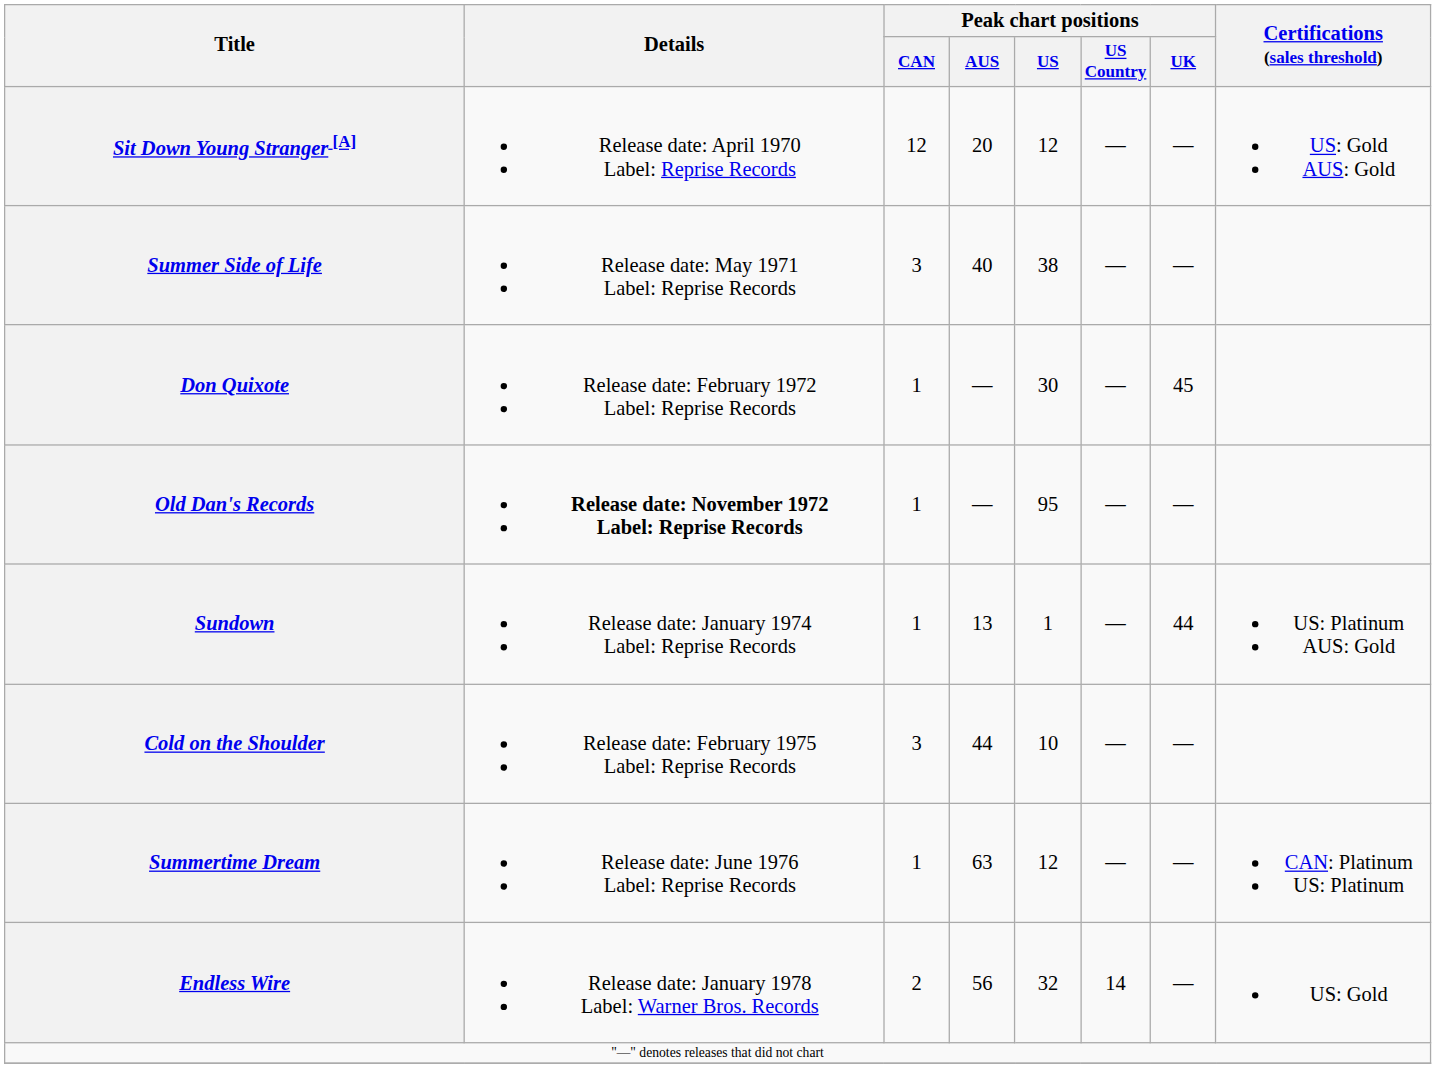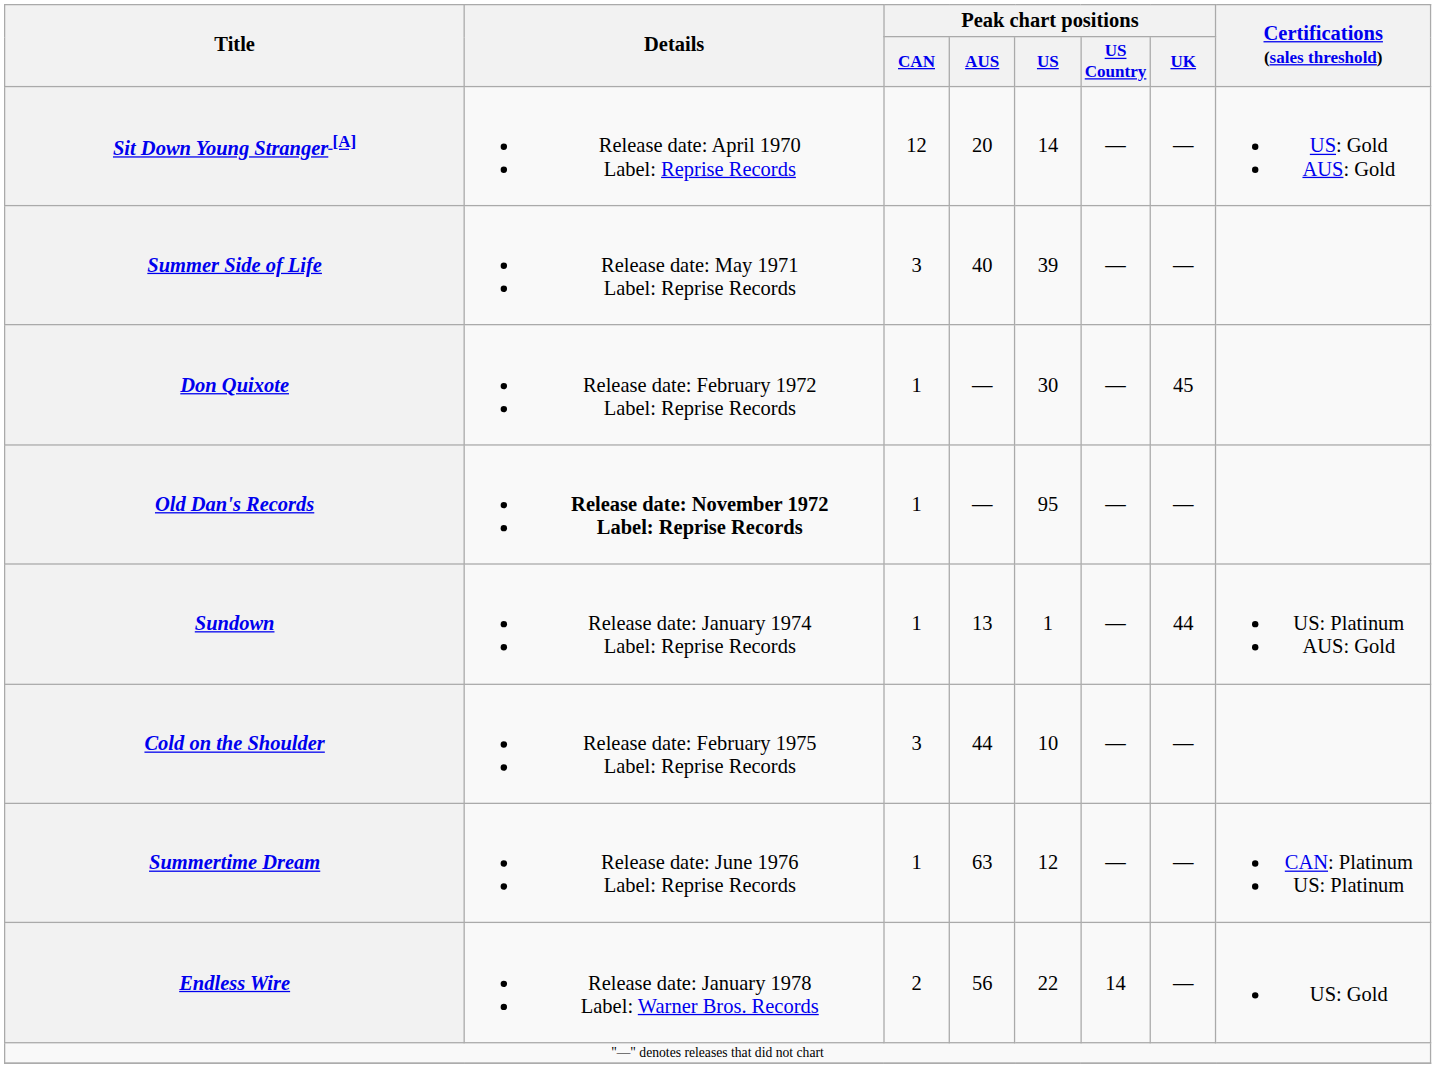(1048, 145) 12 -> (1048, 145) 14
(1048, 265) 38 -> (1048, 265) 39
(1048, 982) 32 -> (1048, 982) 22
